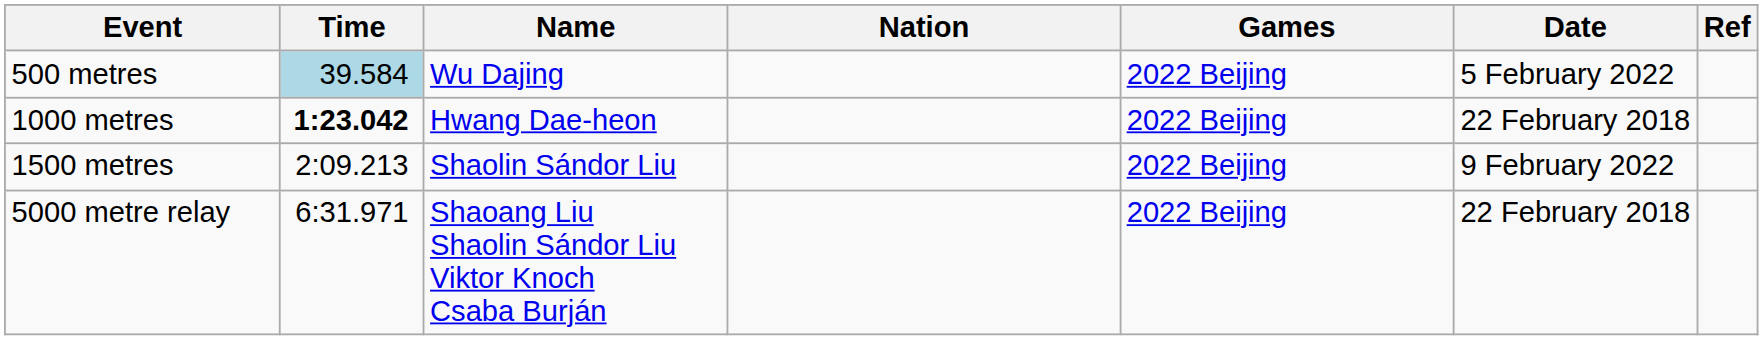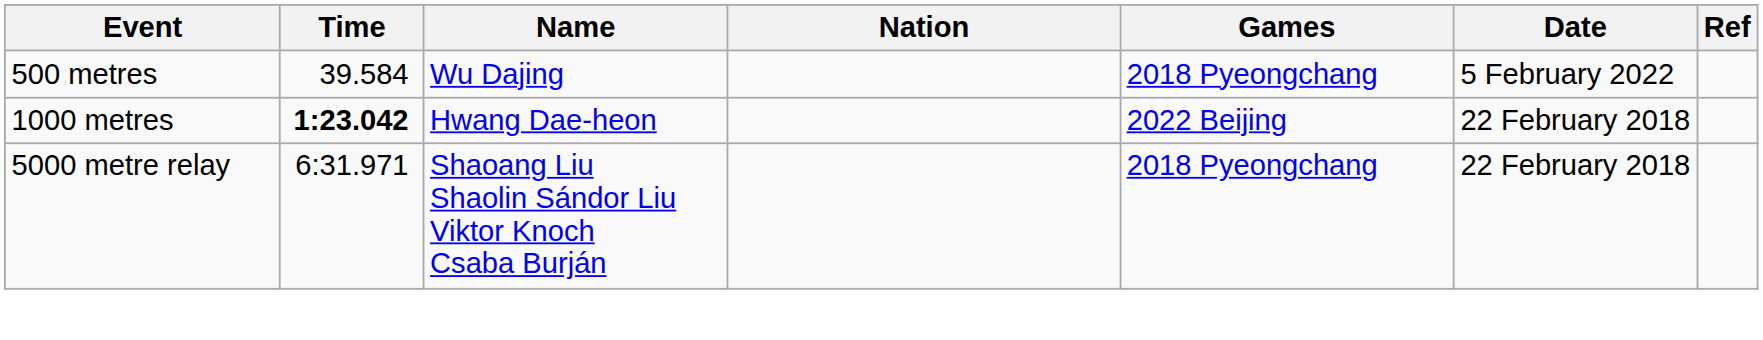(368, 73) lightblue background -> (368, 73) no background
(1207, 73) 2022 Beijing -> (1252, 73) 2018 Pyeongchang
- row: (93, 166)
(1207, 212) 2022 Beijing -> (1252, 166) 2018 Pyeongchang
